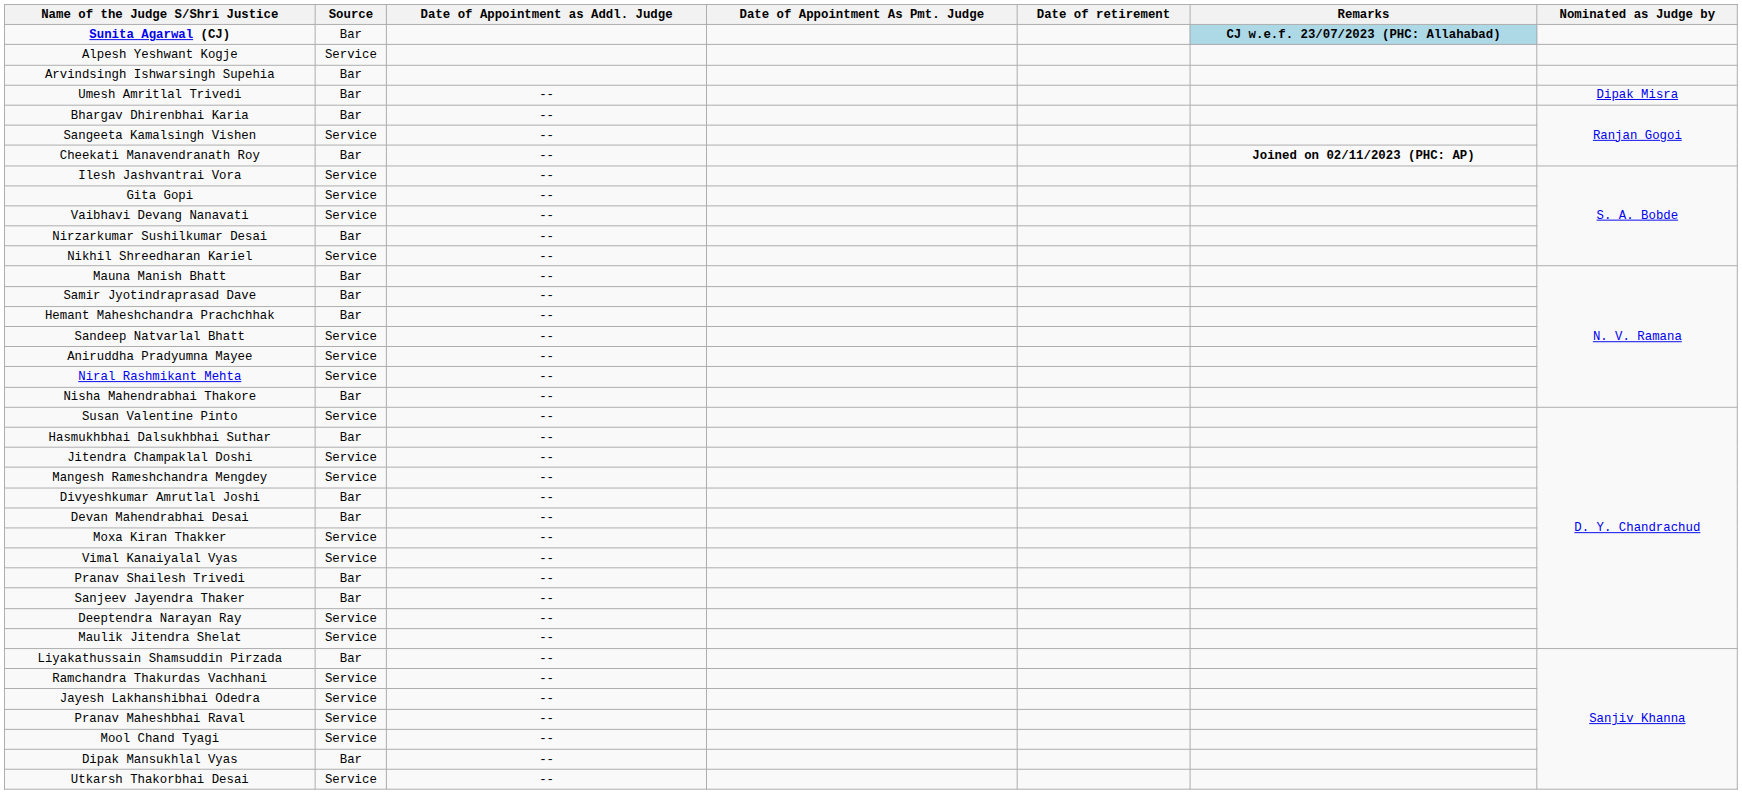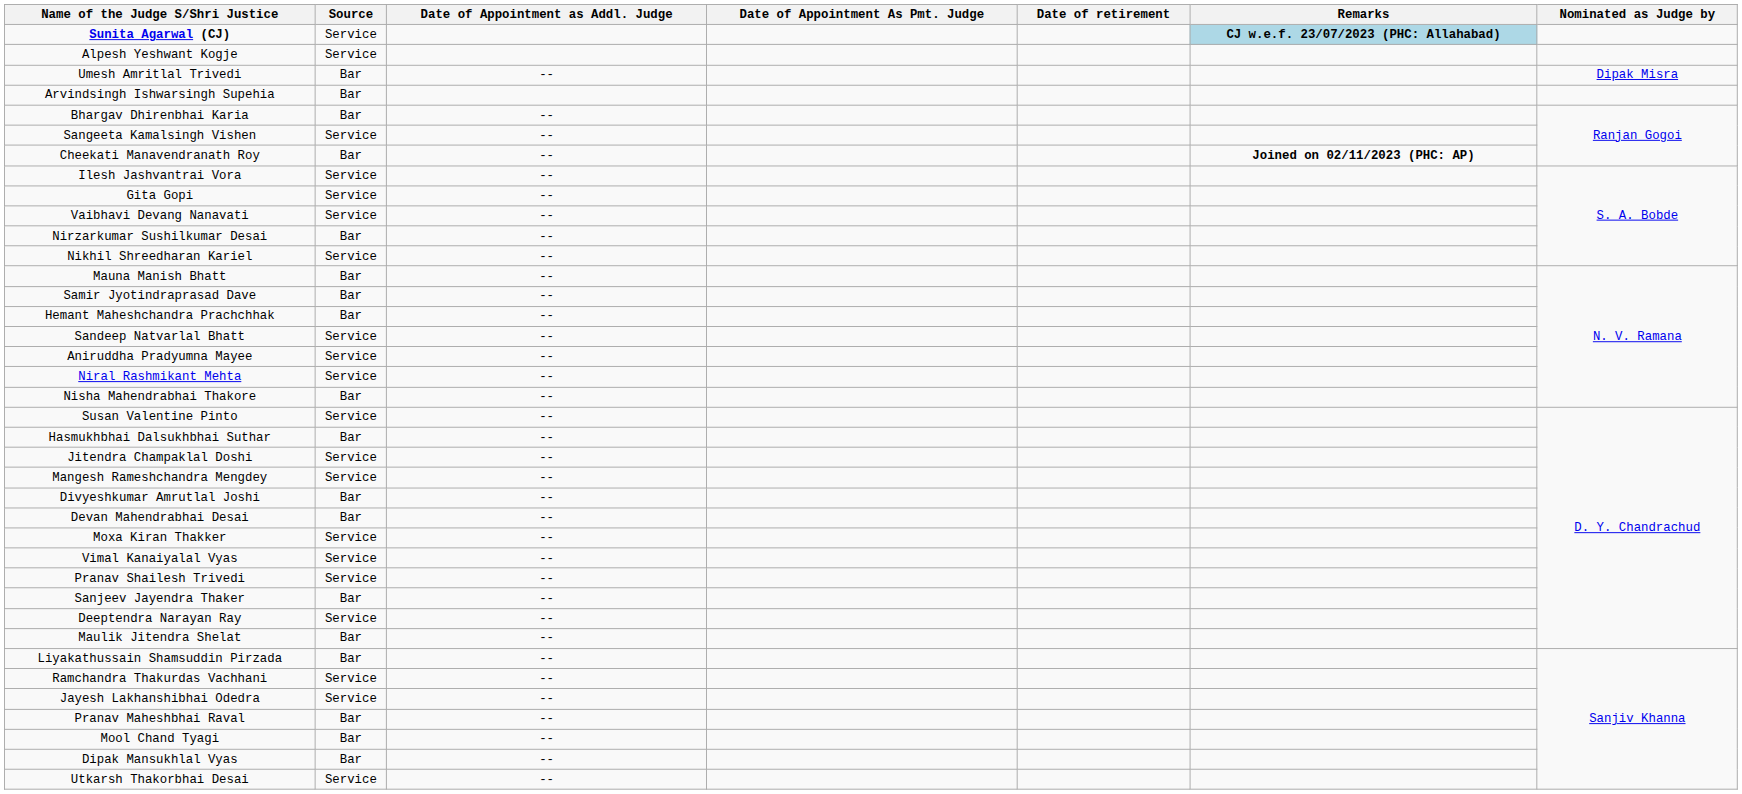(351, 35) Bar -> (351, 35) Service
rows swapped: (160, 75) <-> (160, 95)
(351, 578) Bar -> (351, 578) Service
(351, 639) Service -> (351, 639) Bar
(351, 719) Service -> (351, 719) Bar
(351, 739) Service -> (351, 739) Bar
